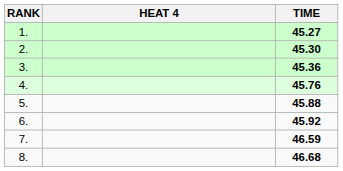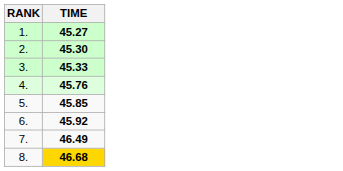- column: (159, 14)
(307, 68) 45.36 -> (74, 68) 45.33
(307, 104) 45.88 -> (74, 104) 45.85
(307, 140) 46.59 -> (74, 140) 46.49
(307, 158) no background -> (74, 158) gold background
